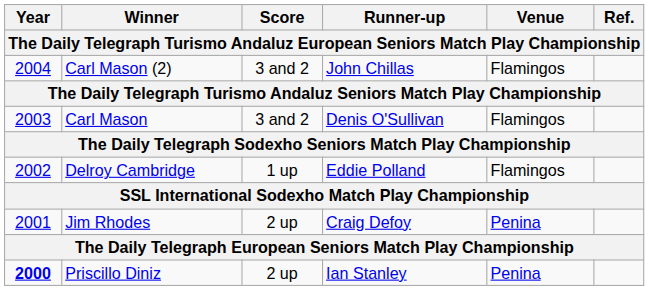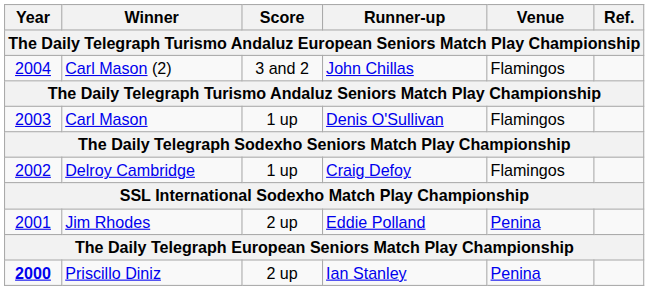(282, 119) 3 and 2 -> (282, 119) 1 up
(376, 171) Eddie Polland -> (369, 171) Craig Defoy
(369, 222) Craig Defoy -> (376, 222) Eddie Polland
